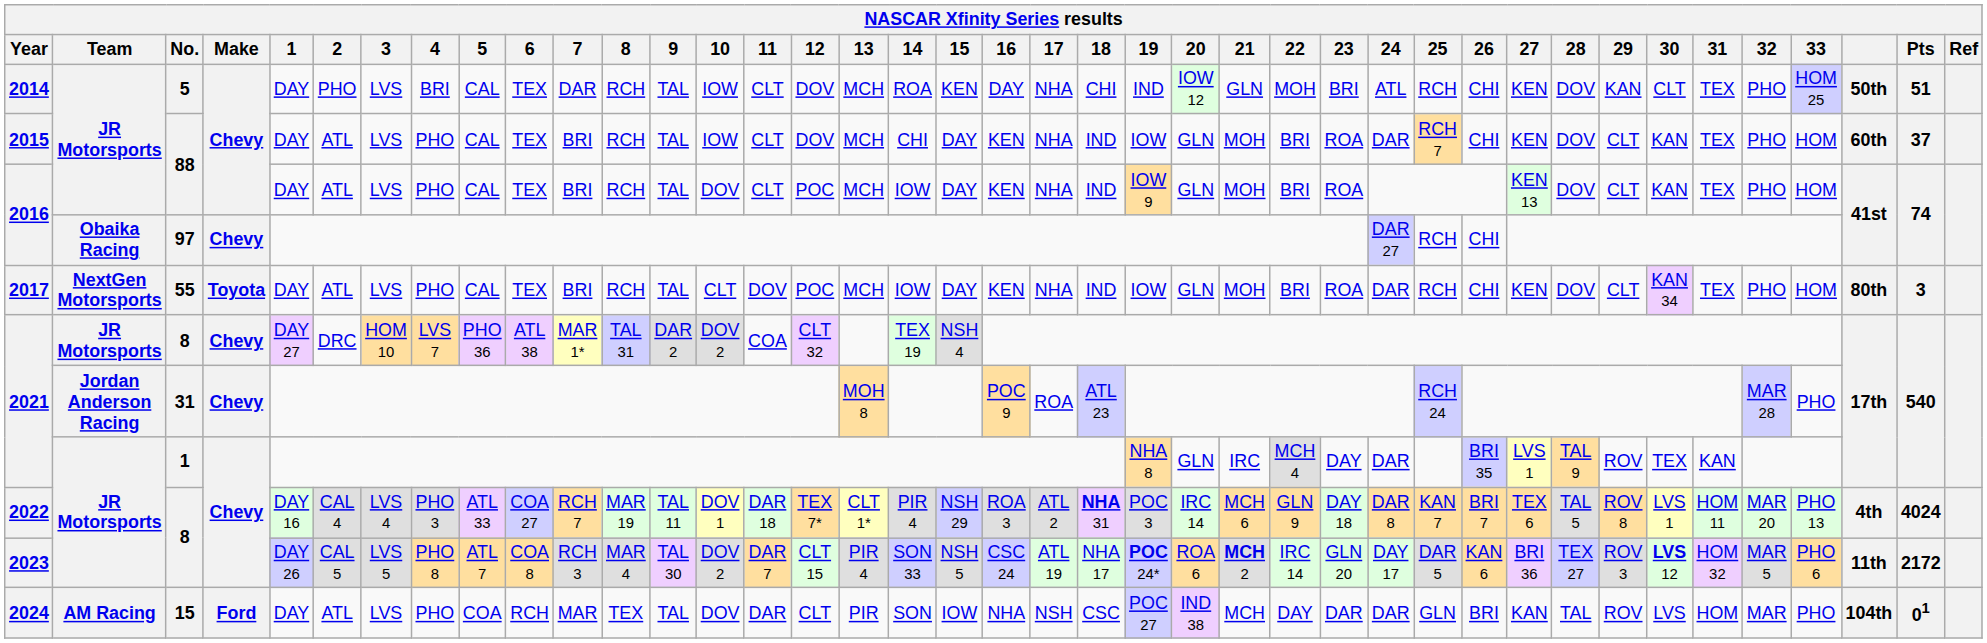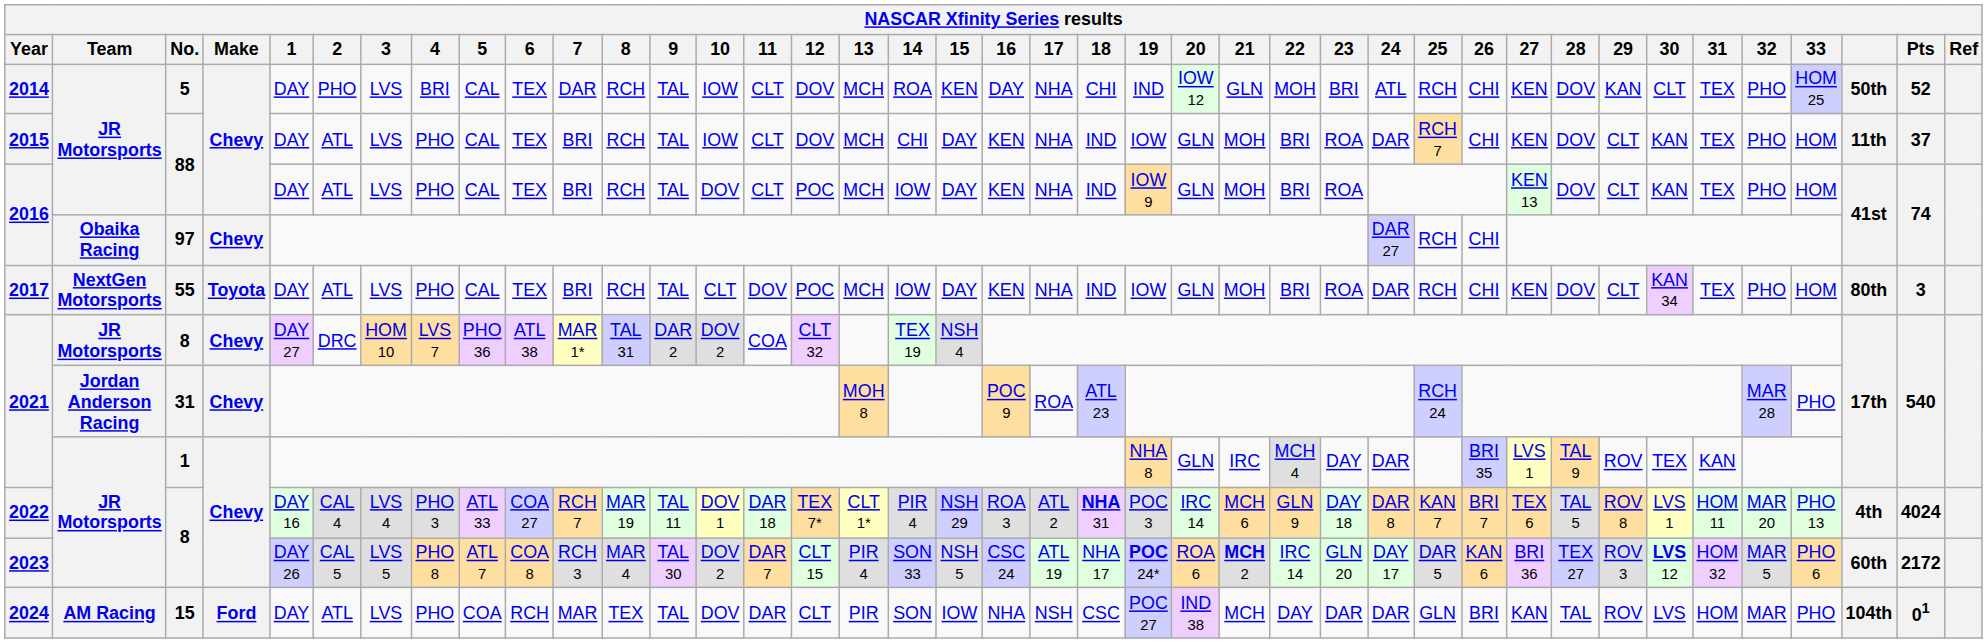(1921, 89) 51 -> (1921, 89) 52
(1869, 139) 60th -> (1869, 139) 11th
(1869, 563) 11th -> (1869, 563) 60th
